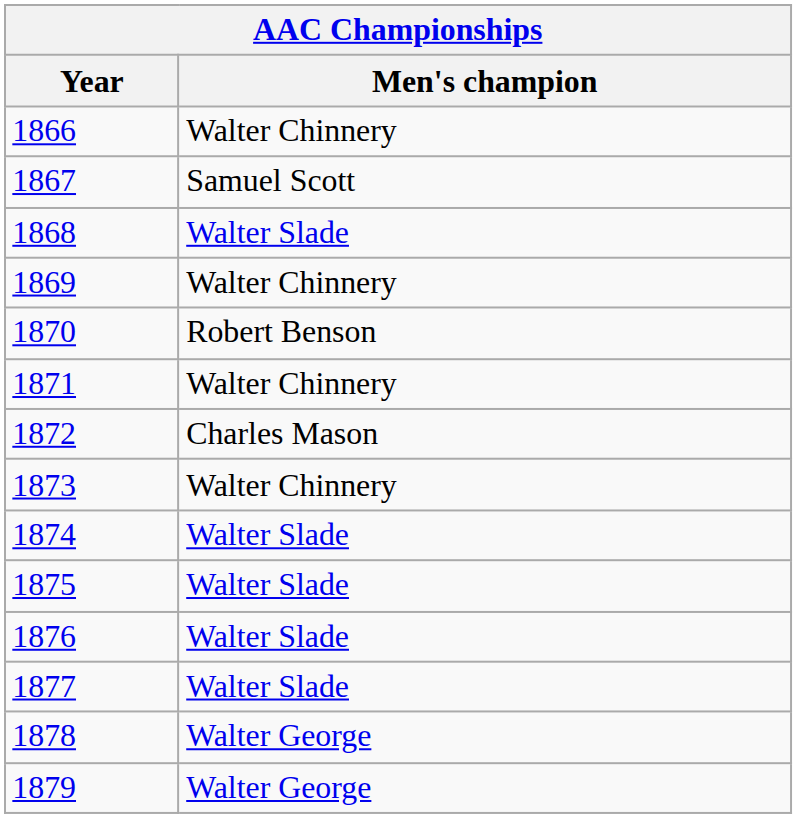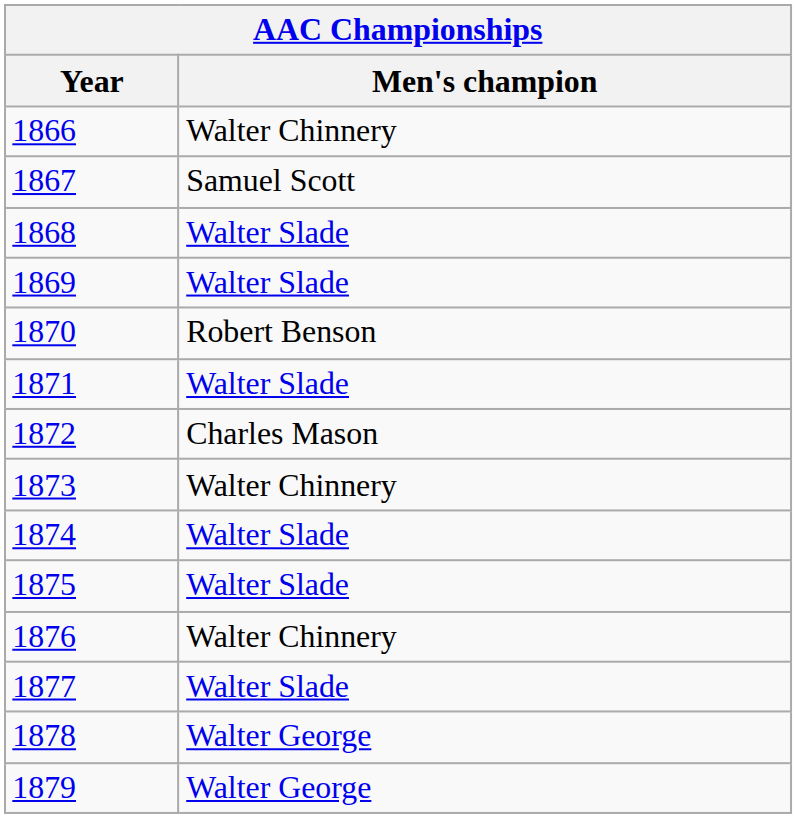(291, 282) Walter Chinnery -> (268, 282) Walter Slade
(291, 383) Walter Chinnery -> (268, 383) Walter Slade
(268, 635) Walter Slade -> (291, 635) Walter Chinnery
